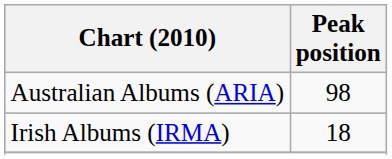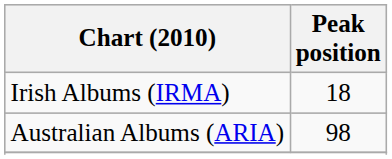rows swapped: (147, 92) <-> (120, 132)
